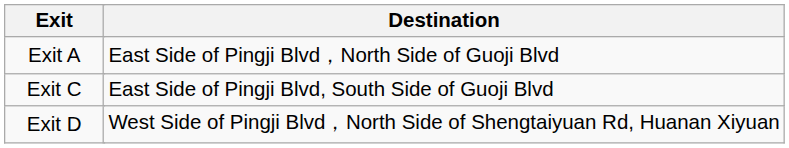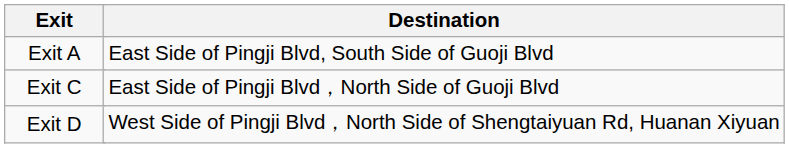(334, 54) East Side of Pingji Blvd，North Side of Guoji Blvd -> (331, 53) East Side of Pingji Blvd, South Side of Guoji Blvd
(331, 89) East Side of Pingji Blvd, South Side of Guoji Blvd -> (334, 86) East Side of Pingji Blvd，North Side of Guoji Blvd
